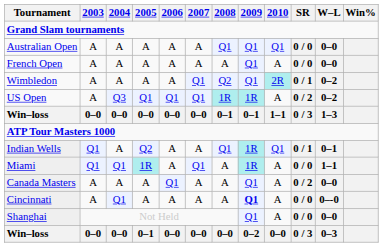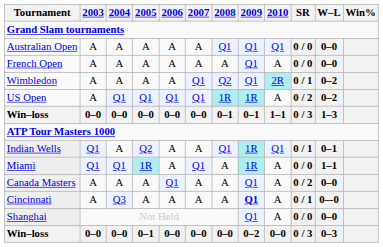(119, 98) Q3 -> (119, 98) Q1
(119, 200) Q1 -> (119, 200) Q3
(303, 200) 0 / 0 -> (303, 200) 0 / 1
